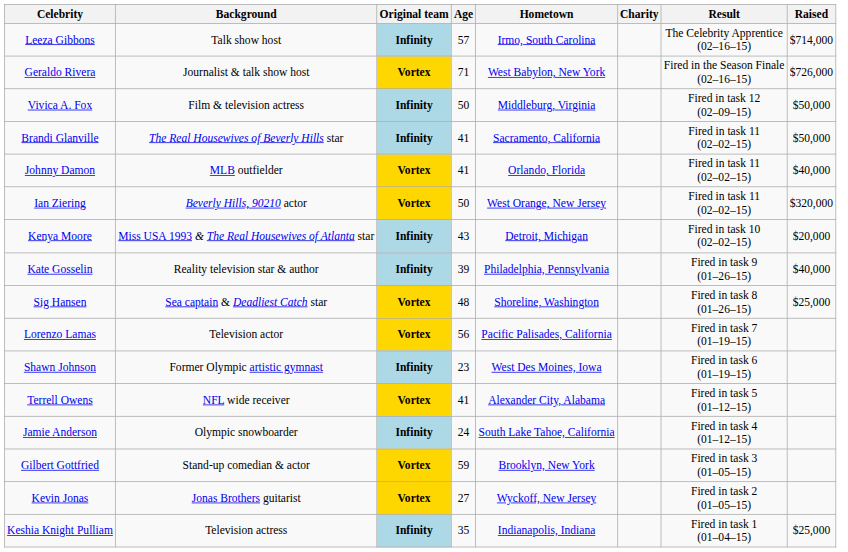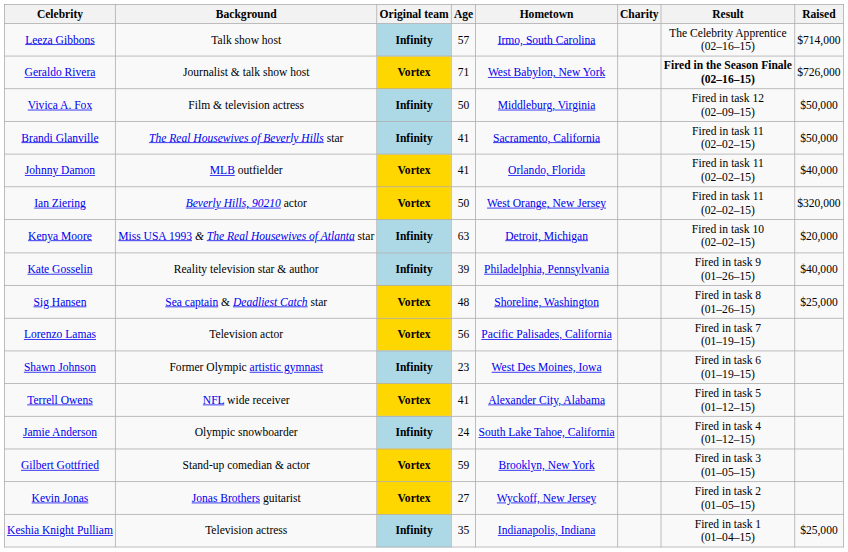(724, 72) normal -> (728, 72) bold
(464, 236) 43 -> (464, 236) 63
